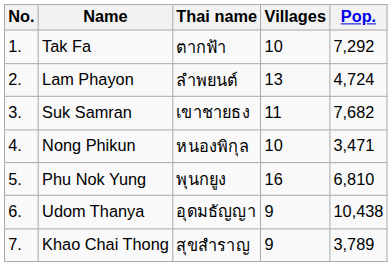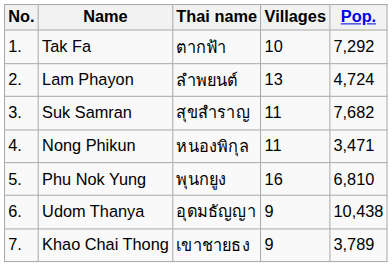(213, 113) เขาชายธง -> (213, 113) สุขสำราญ
(274, 145) 10 -> (273, 145) 11
(213, 245) สุขสำราญ -> (213, 245) เขาชายธง
